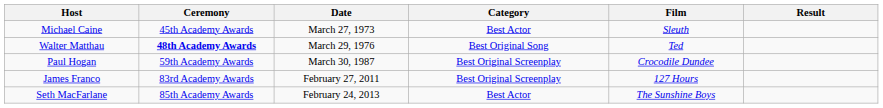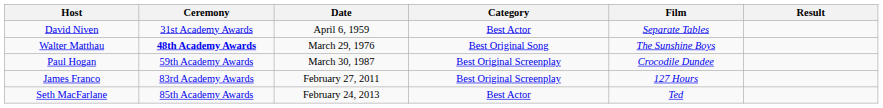+ row: (72, 29)
- row: (72, 29)
(676, 45) Ted -> (676, 45) The Sunshine Boys
(676, 95) The Sunshine Boys -> (676, 95) Ted
